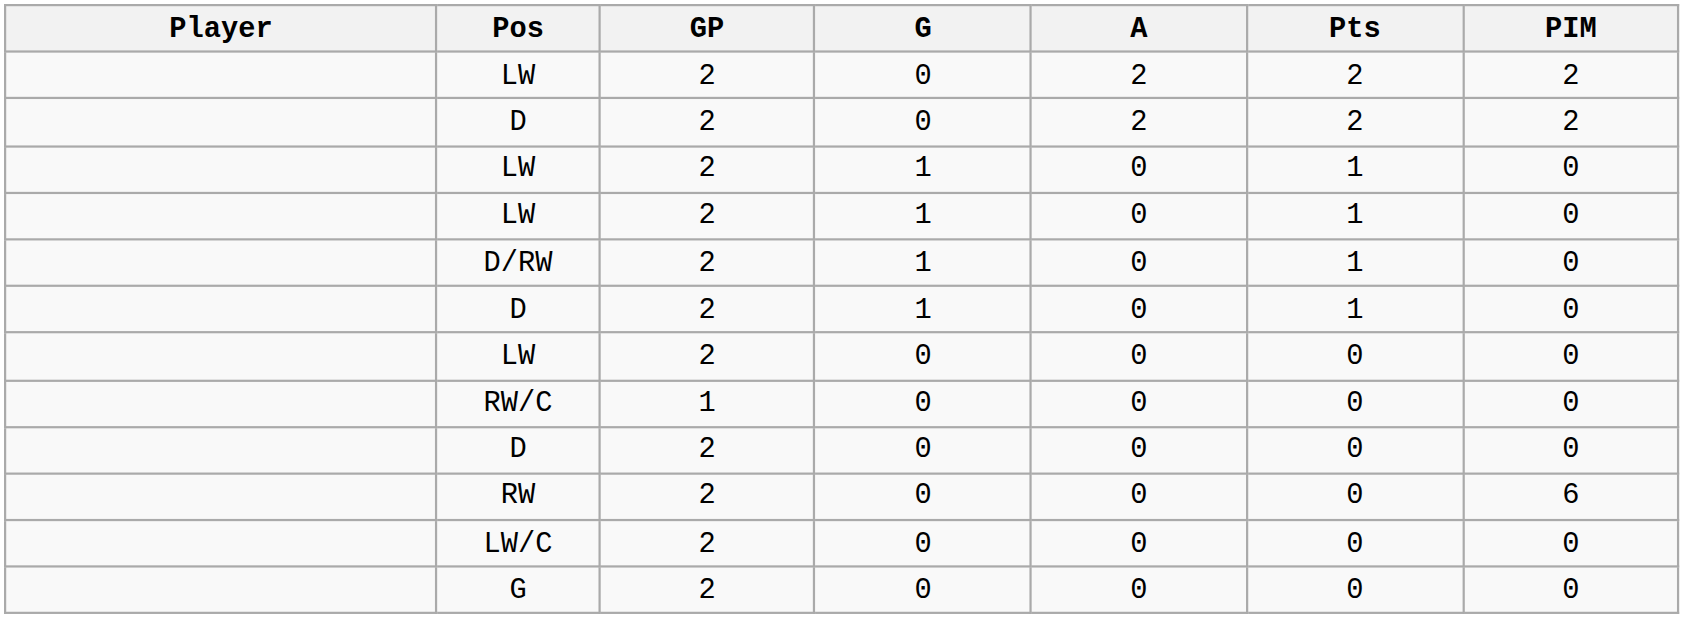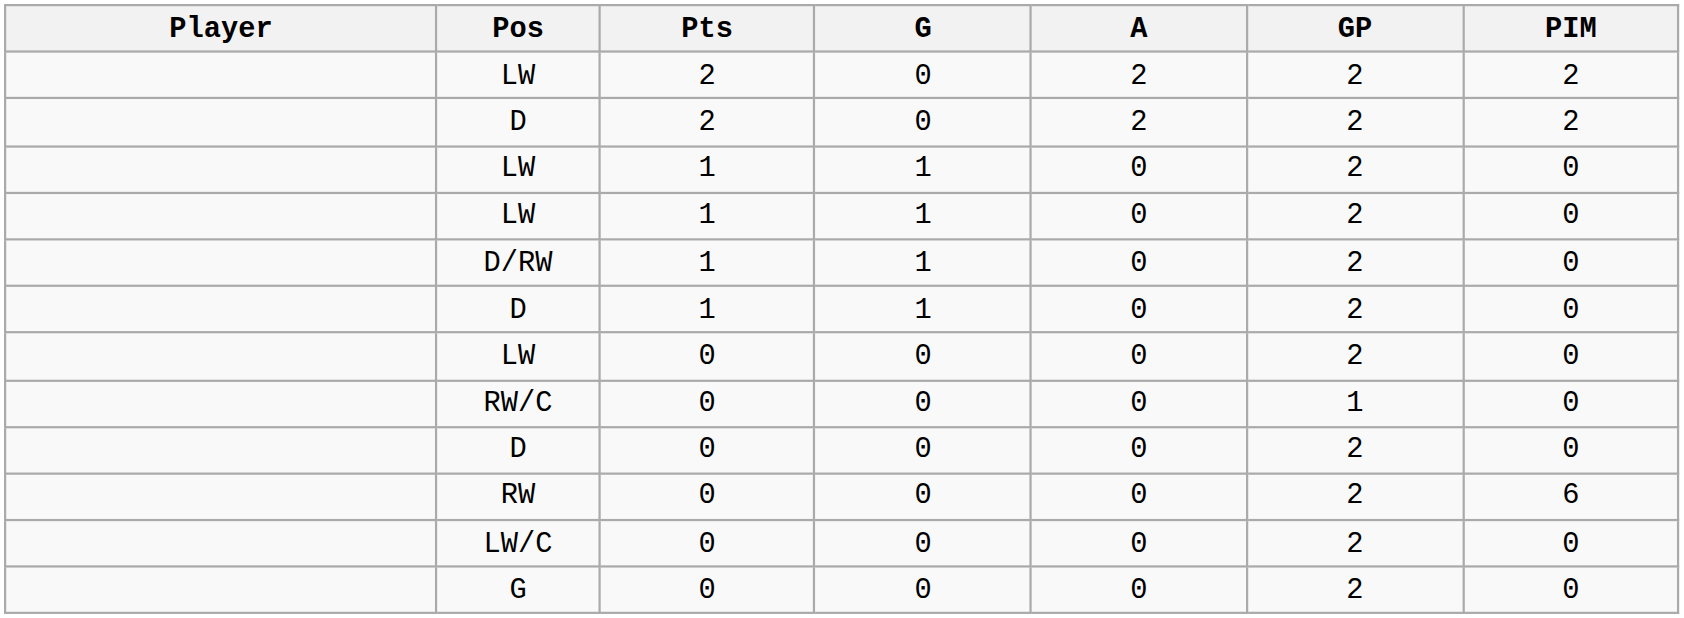columns swapped: (707, 29) <-> (1355, 29)
